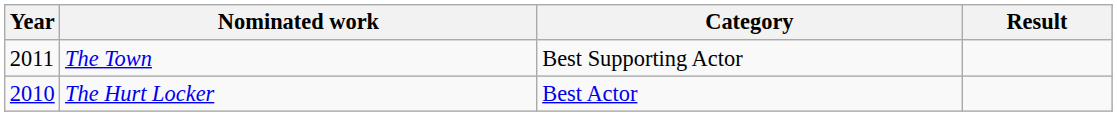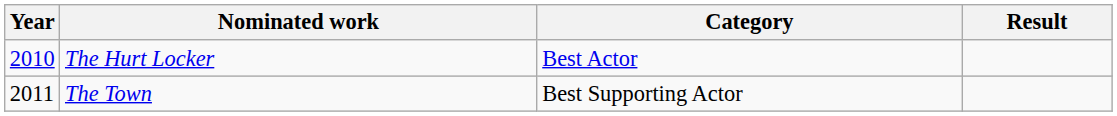rows swapped: (140, 93) <-> (108, 57)
